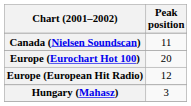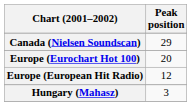(166, 42) 11 -> (166, 42) 29
